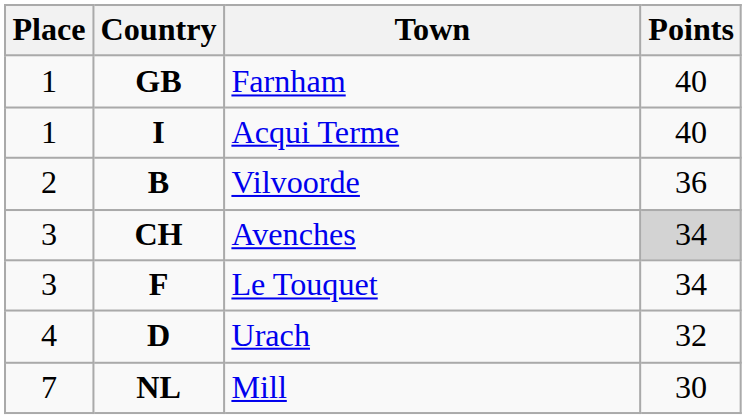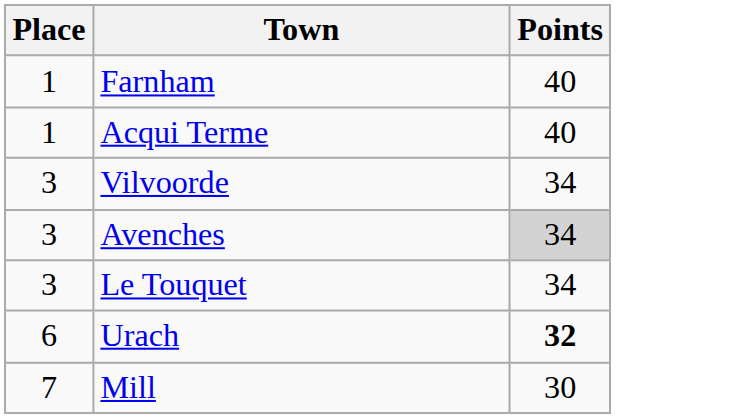- column: (159, 30)
(49, 183) 2 -> (49, 183) 3
(691, 183) 36 -> (560, 183) 34
(49, 336) 4 -> (49, 336) 6
(691, 336) normal -> (560, 336) bold
